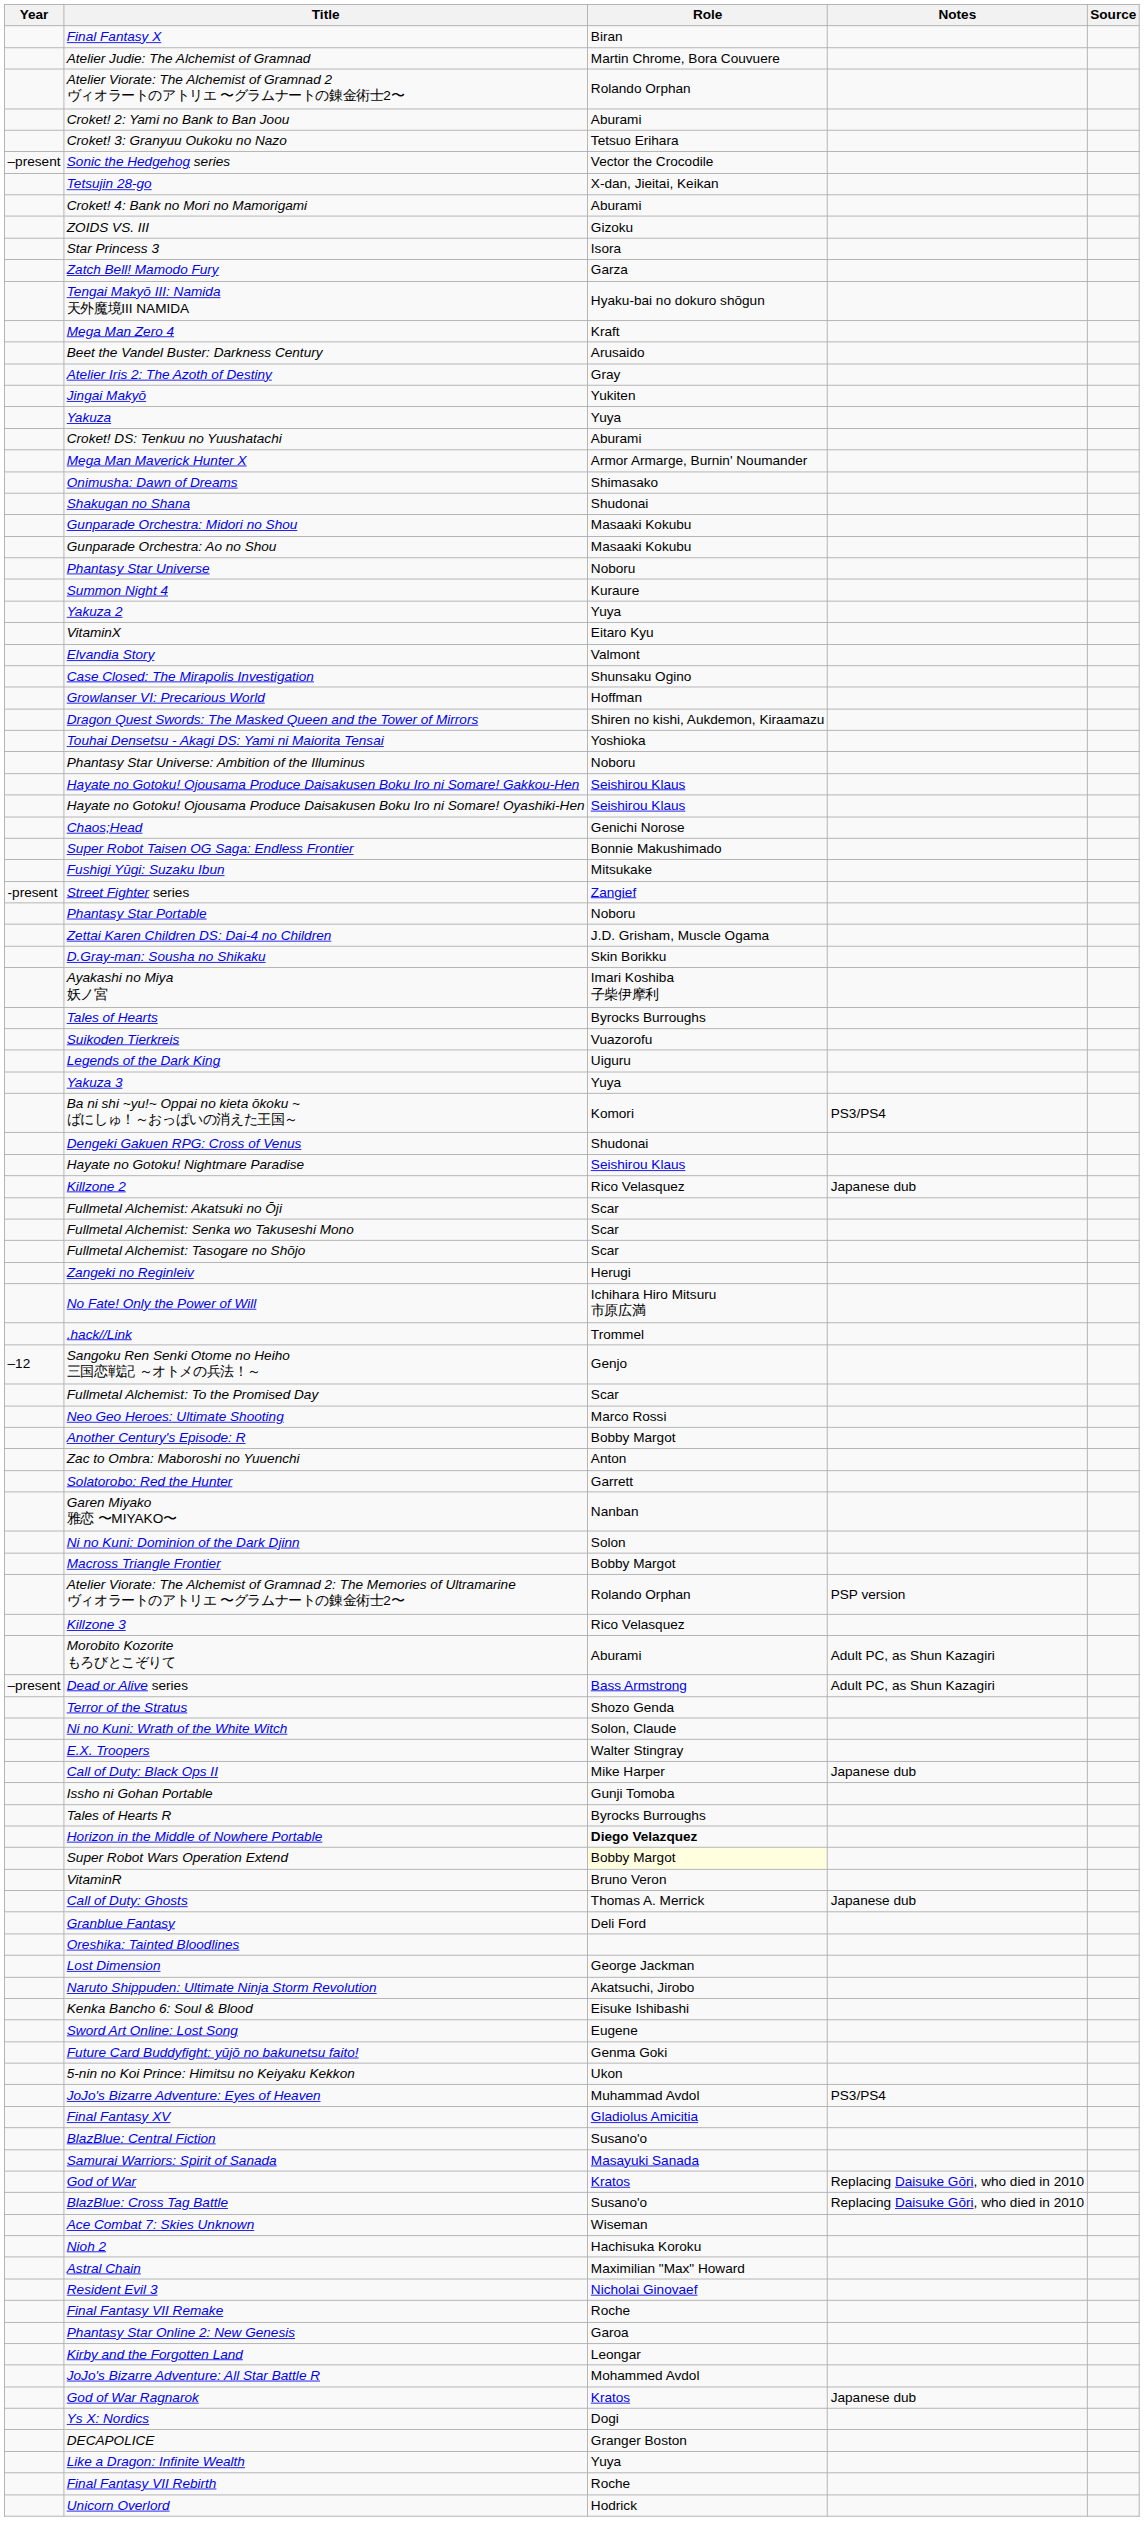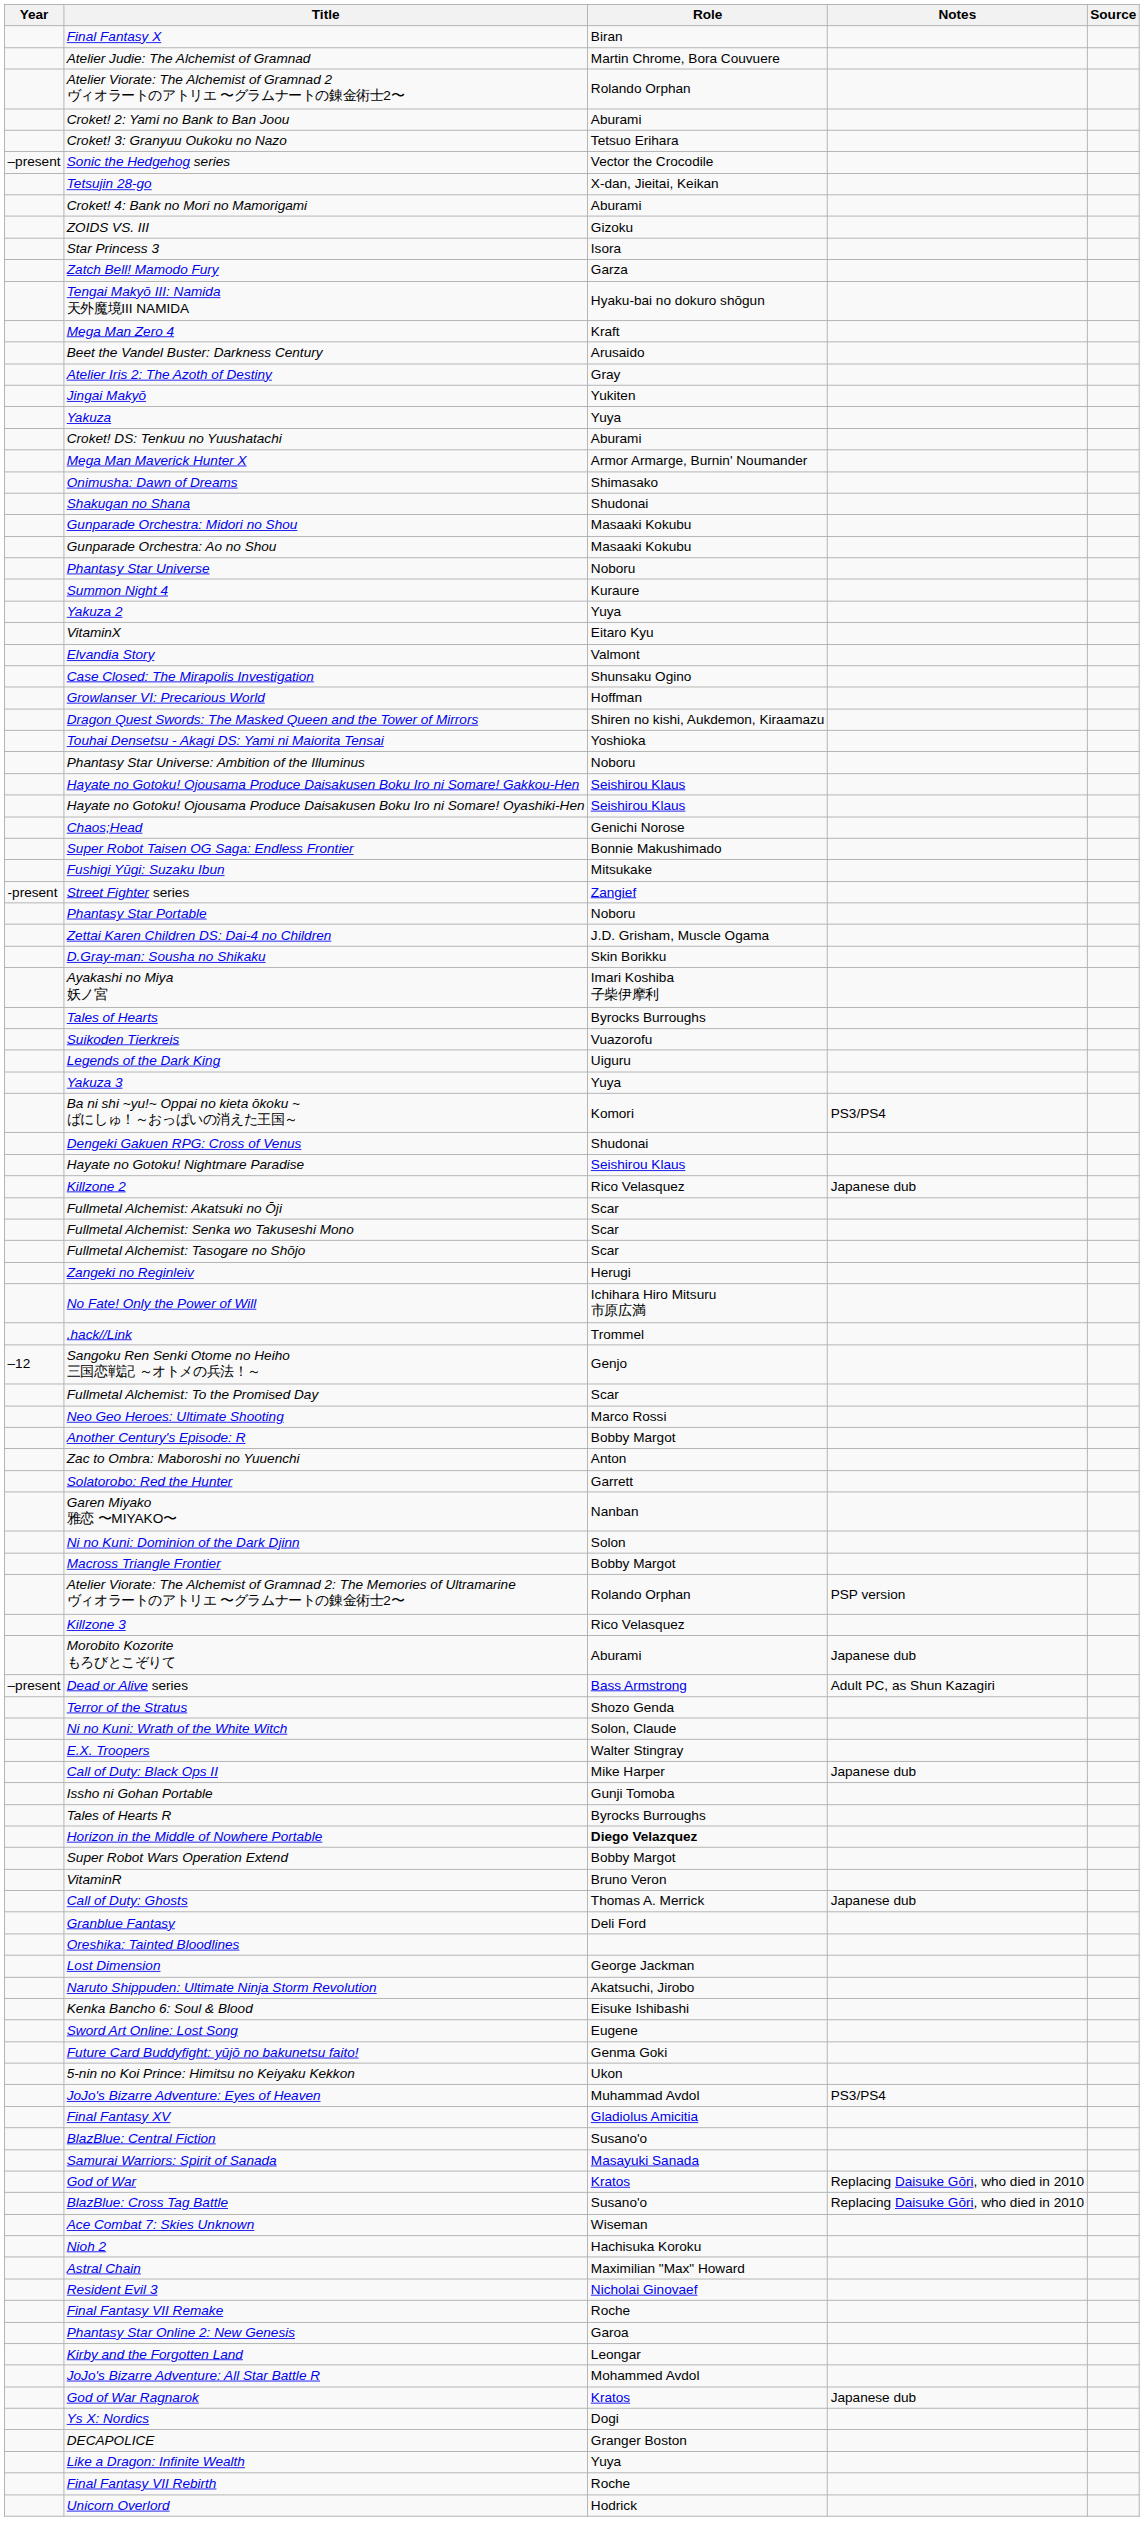(913, 1655) Adult PC, as Shun Kazagiri -> (873, 1655) Japanese dub
(633, 1858) lightyellow background -> (633, 1858) no background
